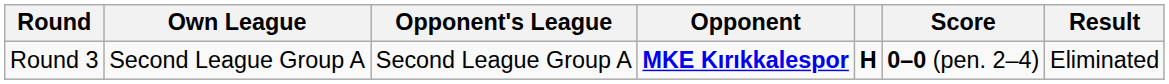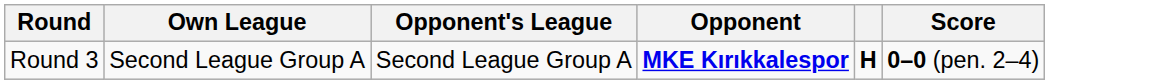- column: (1105, 23)
